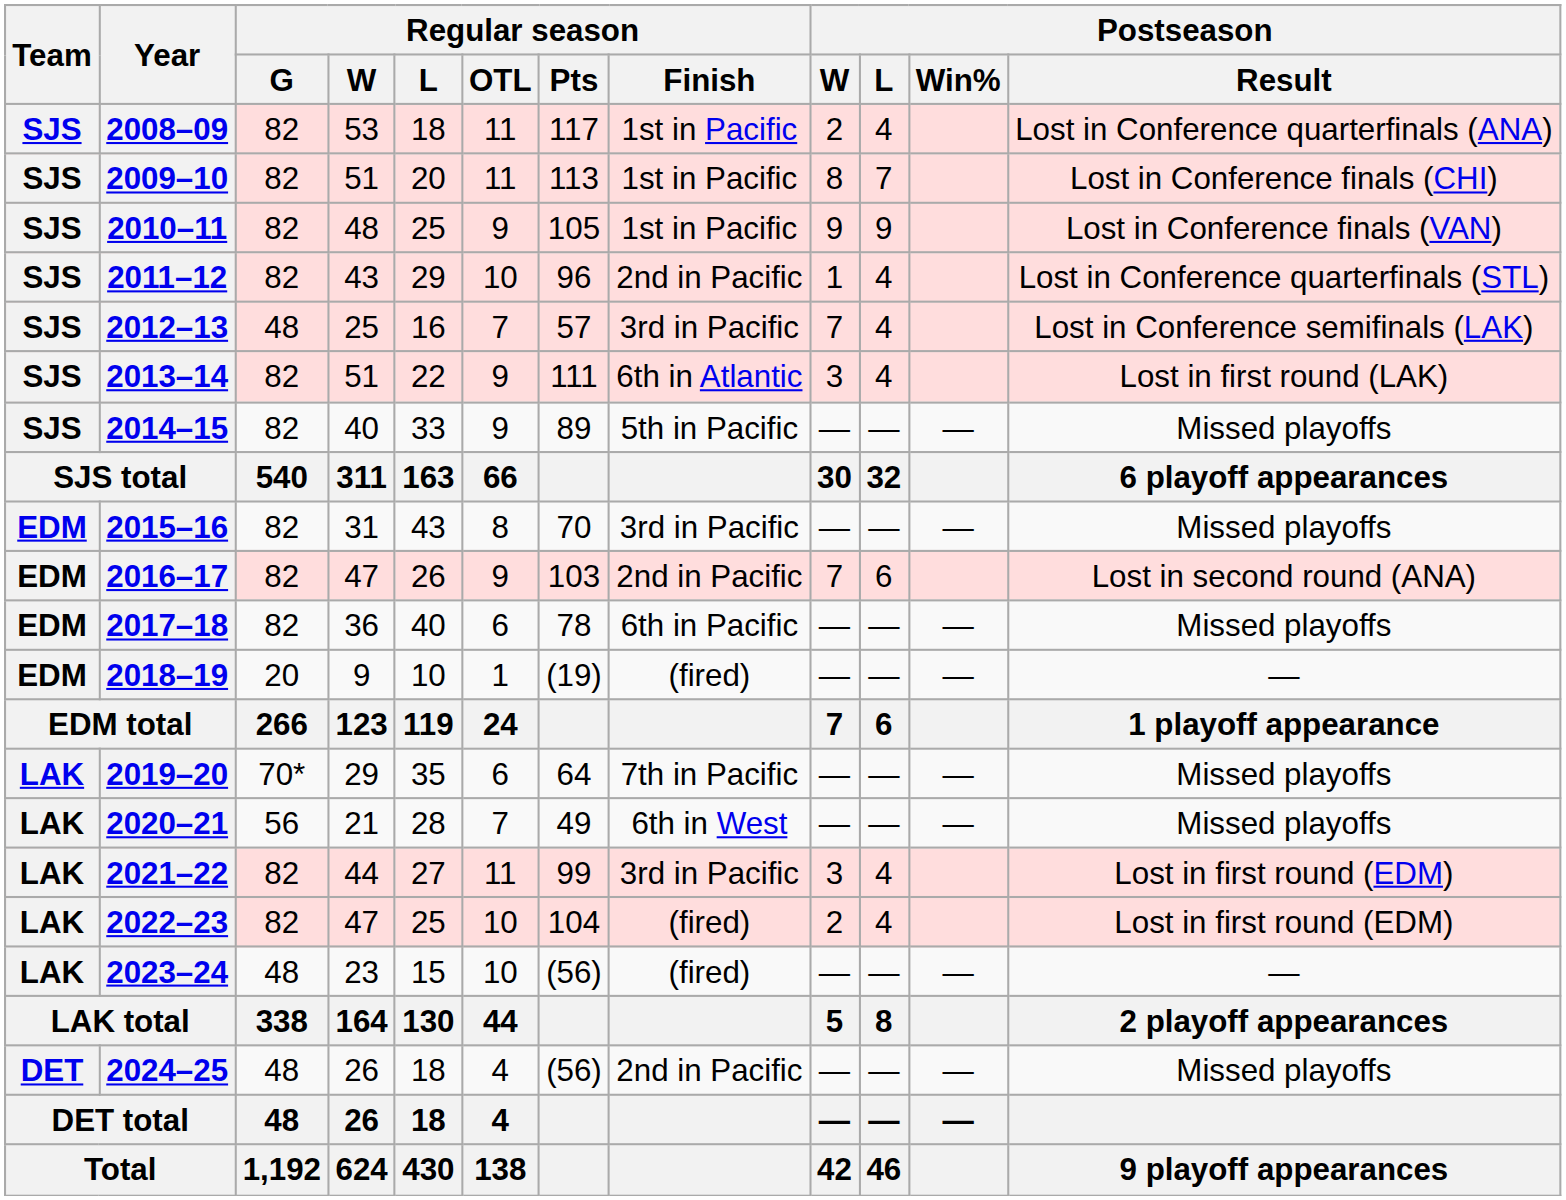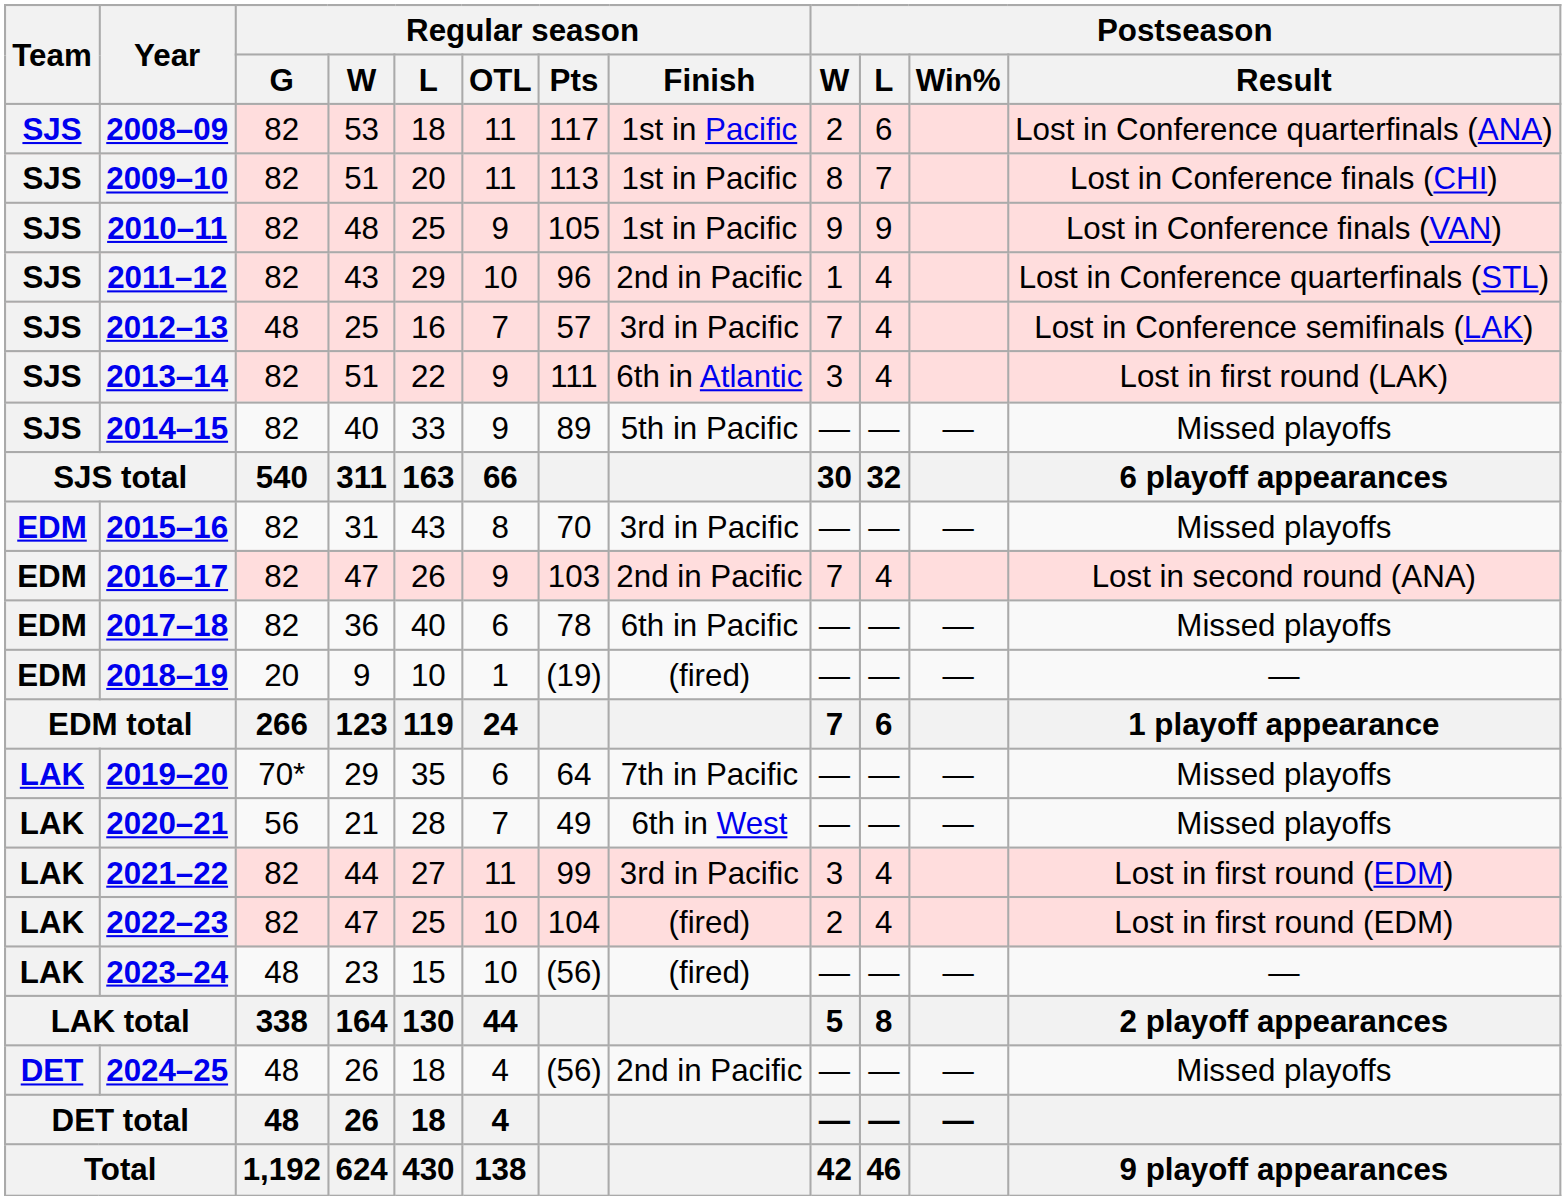(884, 129) 4 -> (884, 129) 6
(884, 575) 6 -> (884, 575) 4
